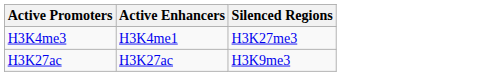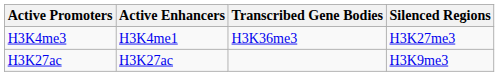+ column: (307, 15)
